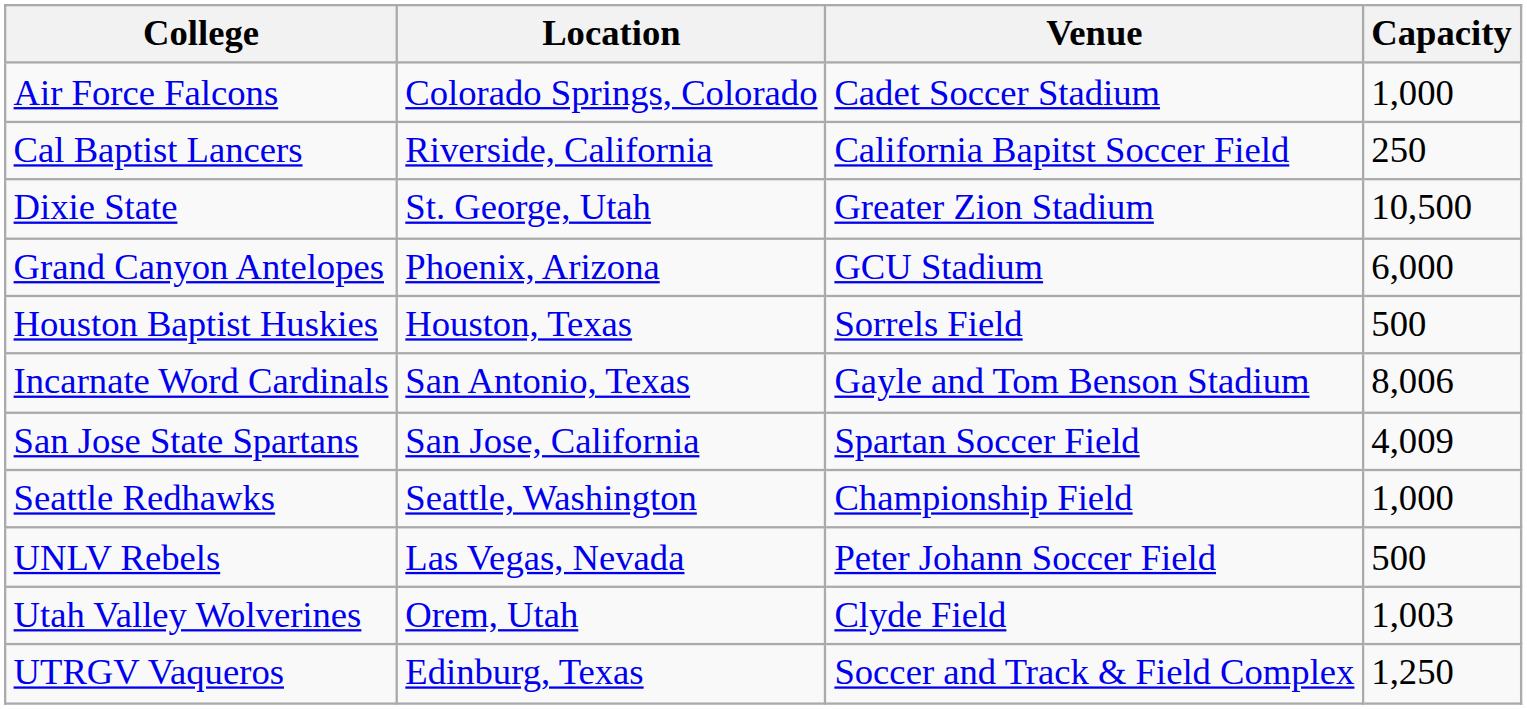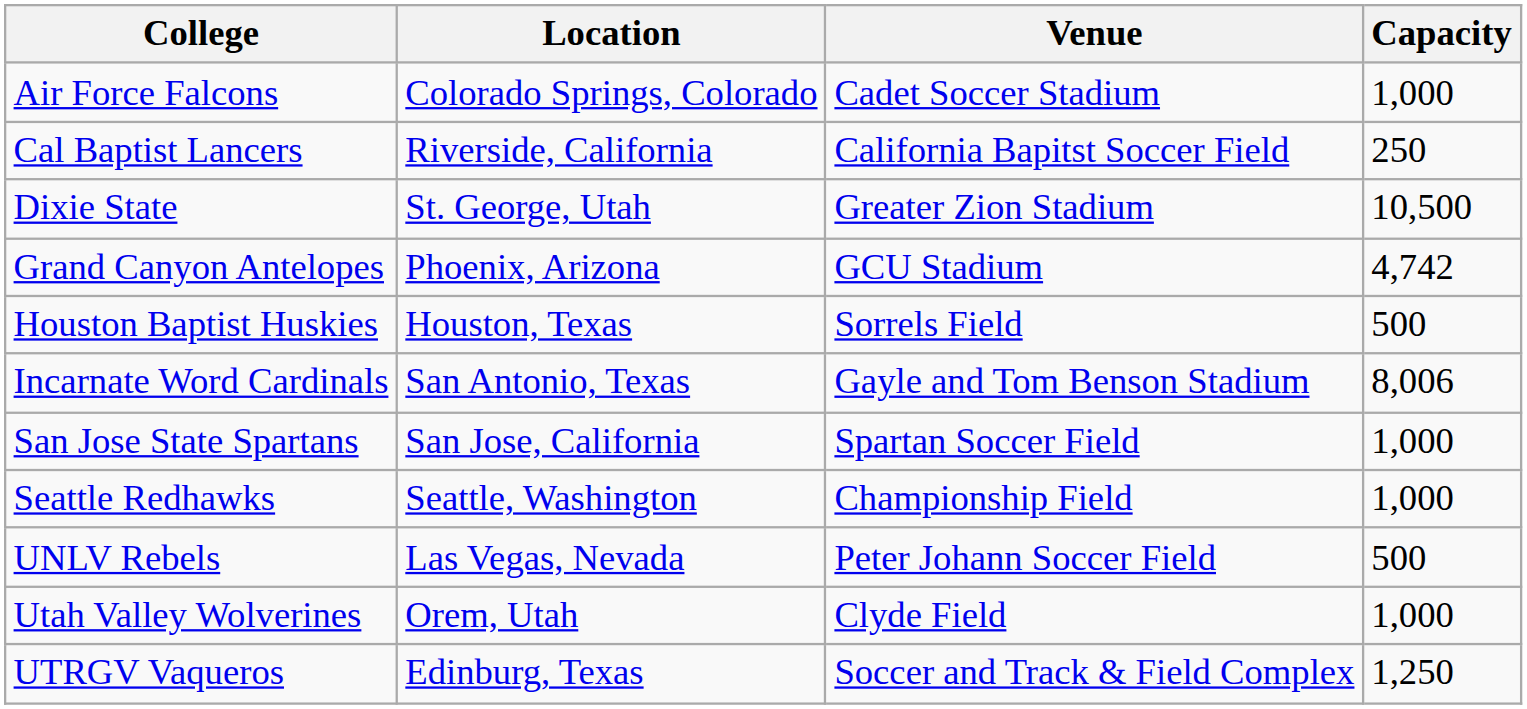(1413, 265) 6,000 -> (1413, 265) 4,742
(1413, 440) 4,009 -> (1413, 440) 1,000
(1413, 614) 1,003 -> (1413, 614) 1,000
